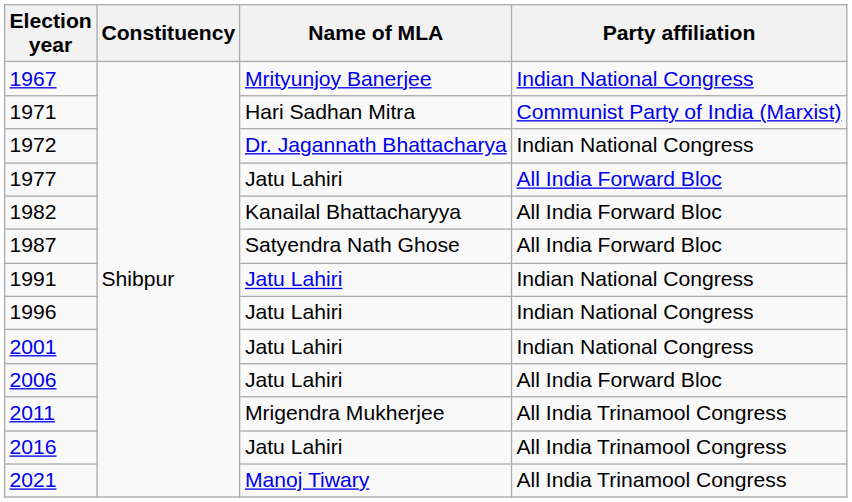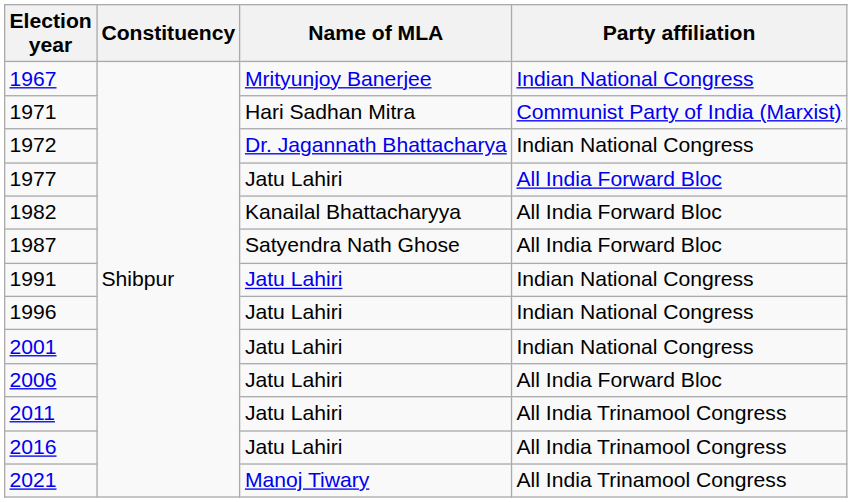(345, 413) Mrigendra Mukherjee -> (294, 413) Jatu Lahiri
